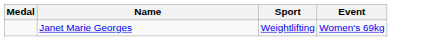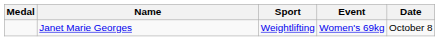+ column: (411, 12)
